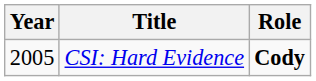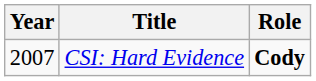(32, 57) 2005 -> (32, 57) 2007
